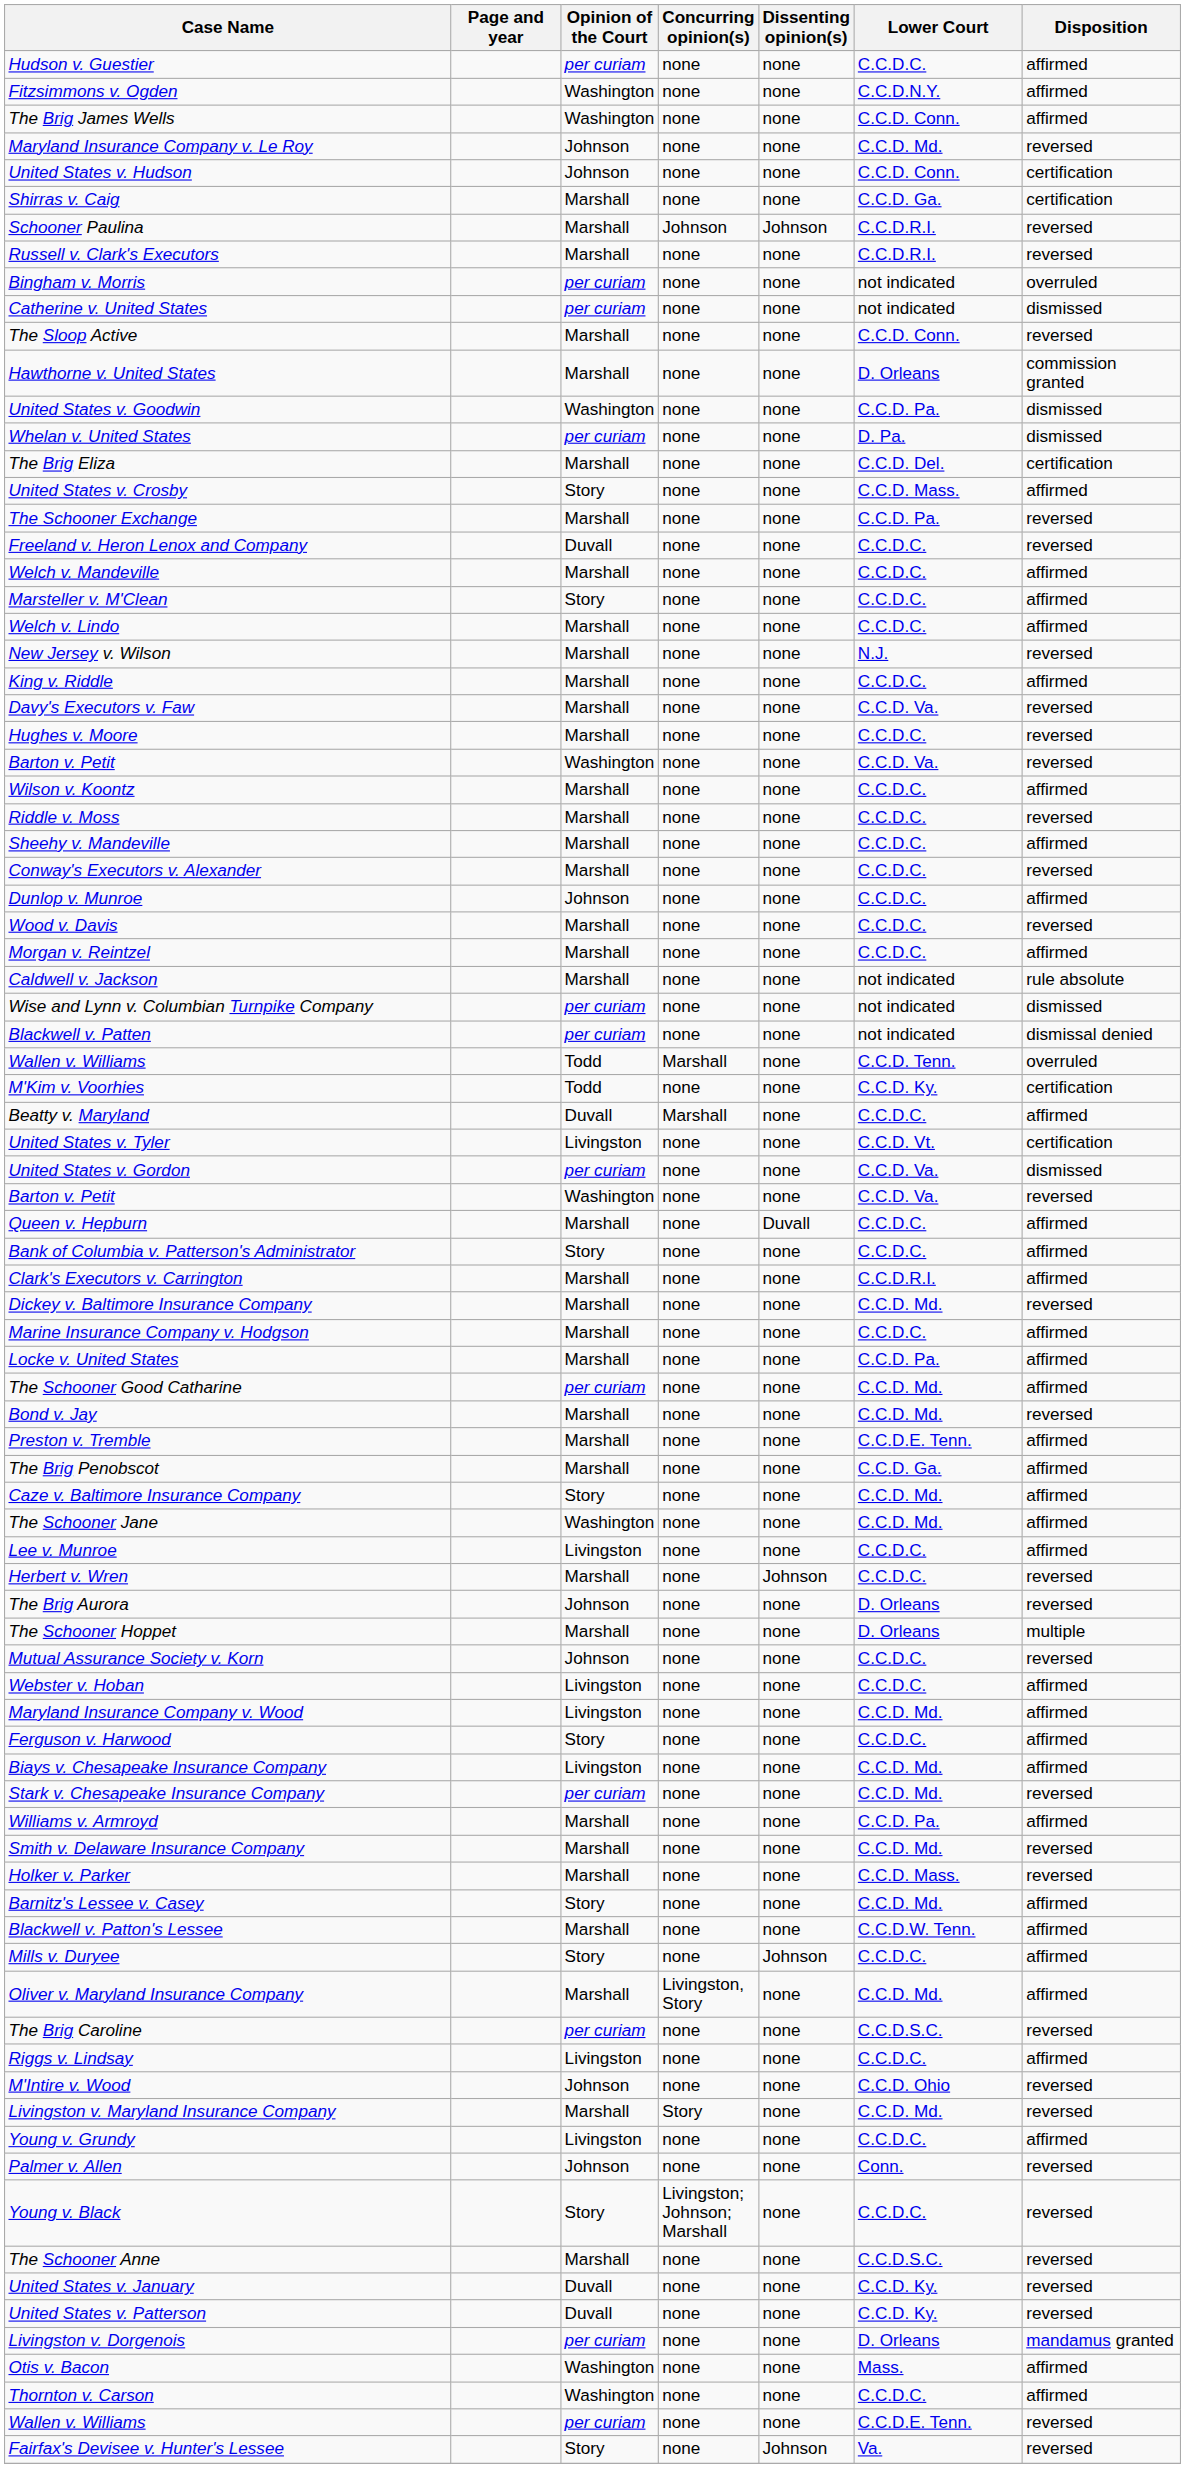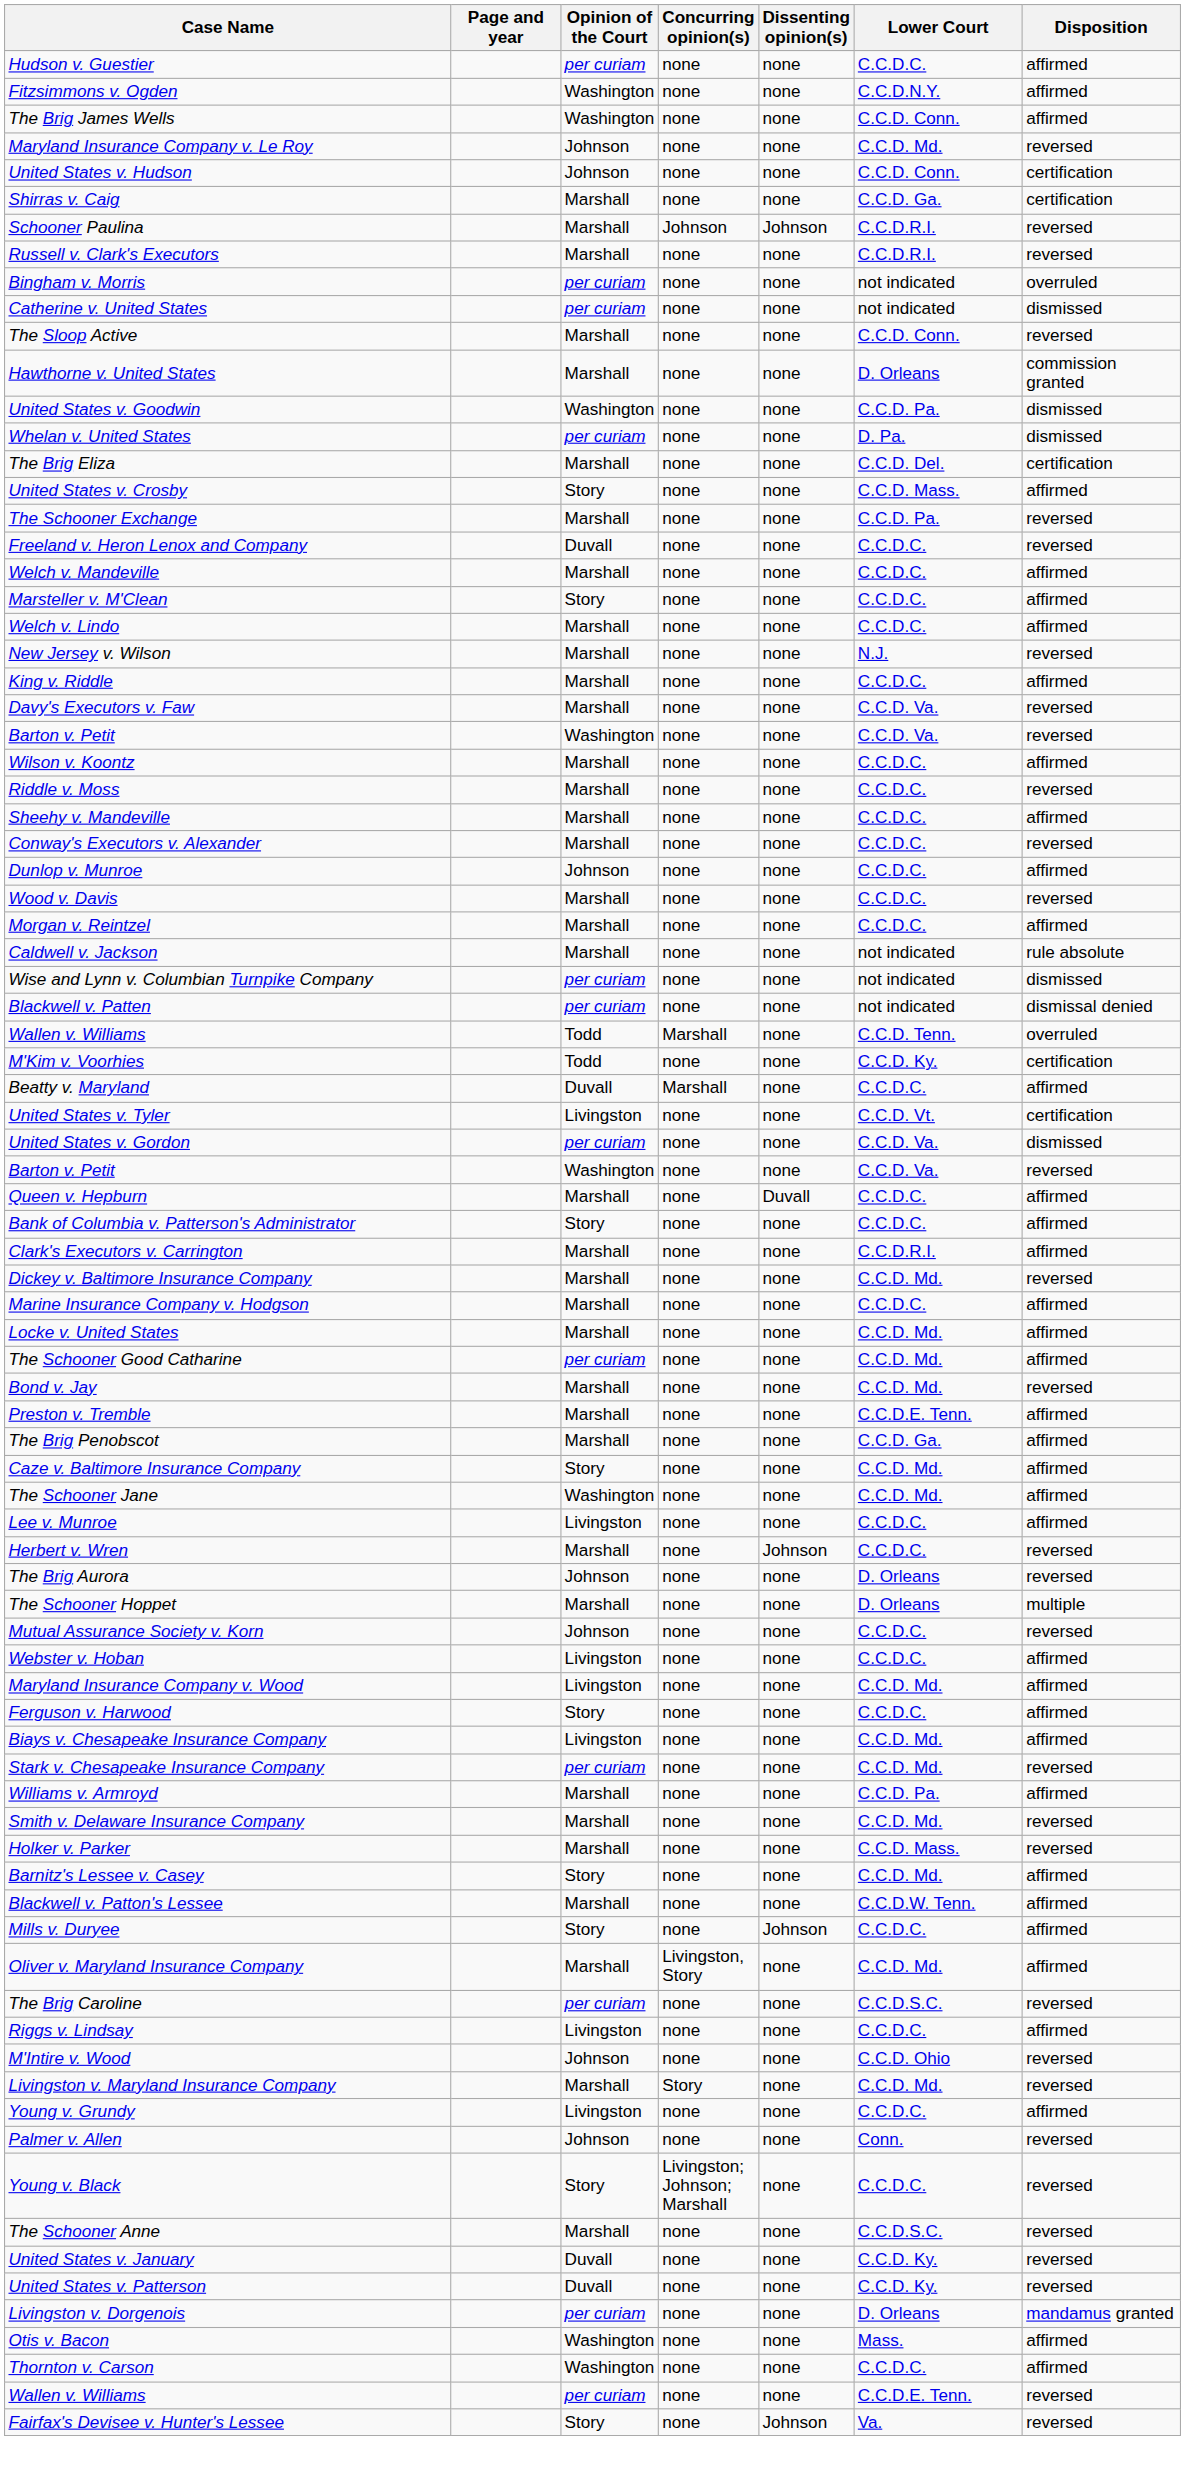- row: (73, 735)
(899, 1359) C.C.D. Pa. -> (900, 1332) C.C.D. Md.
